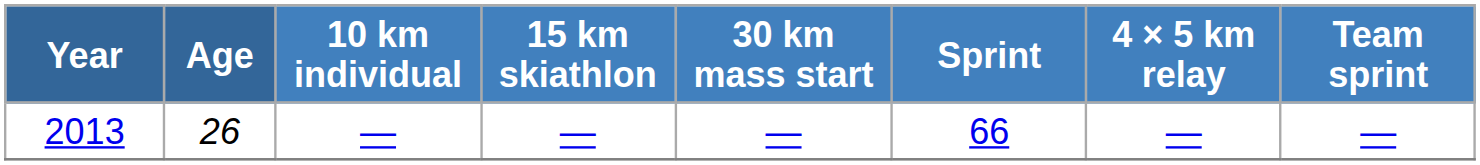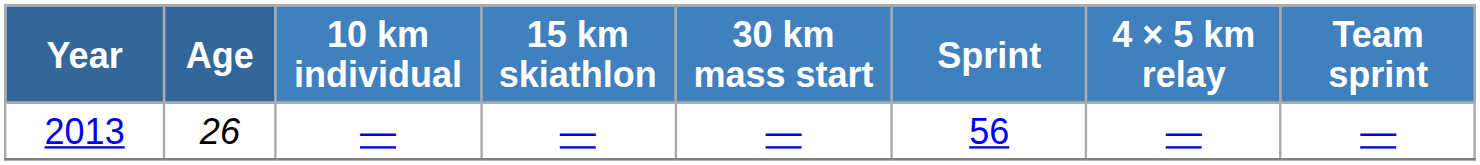(989, 131) 66 -> (989, 131) 56
